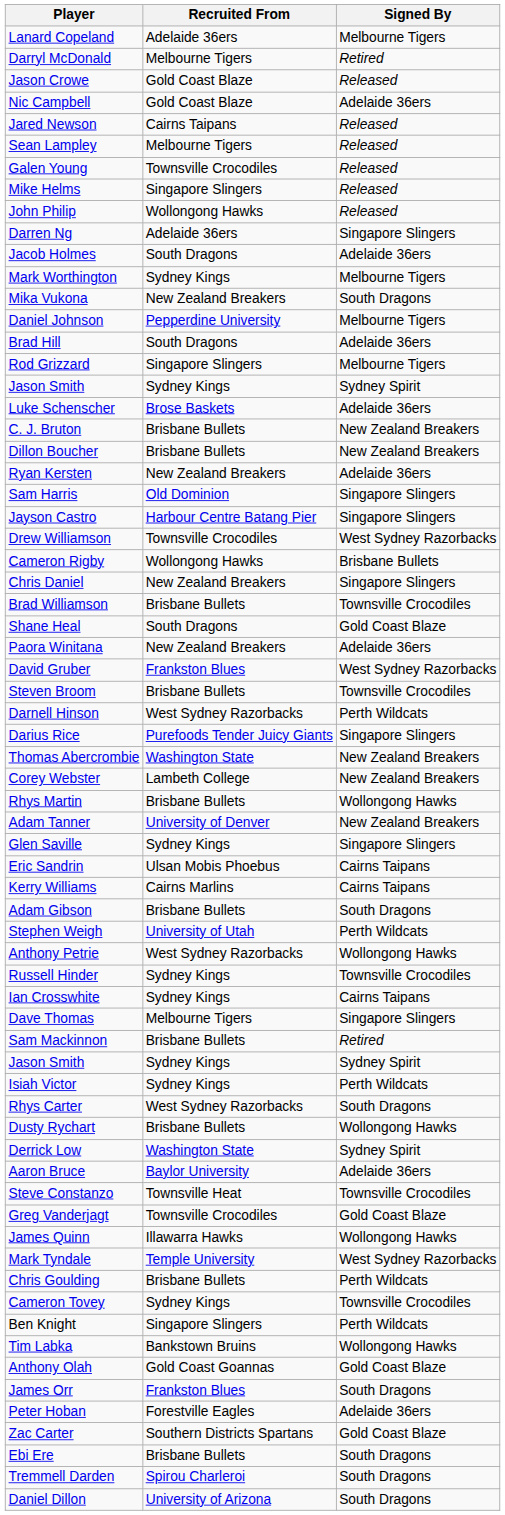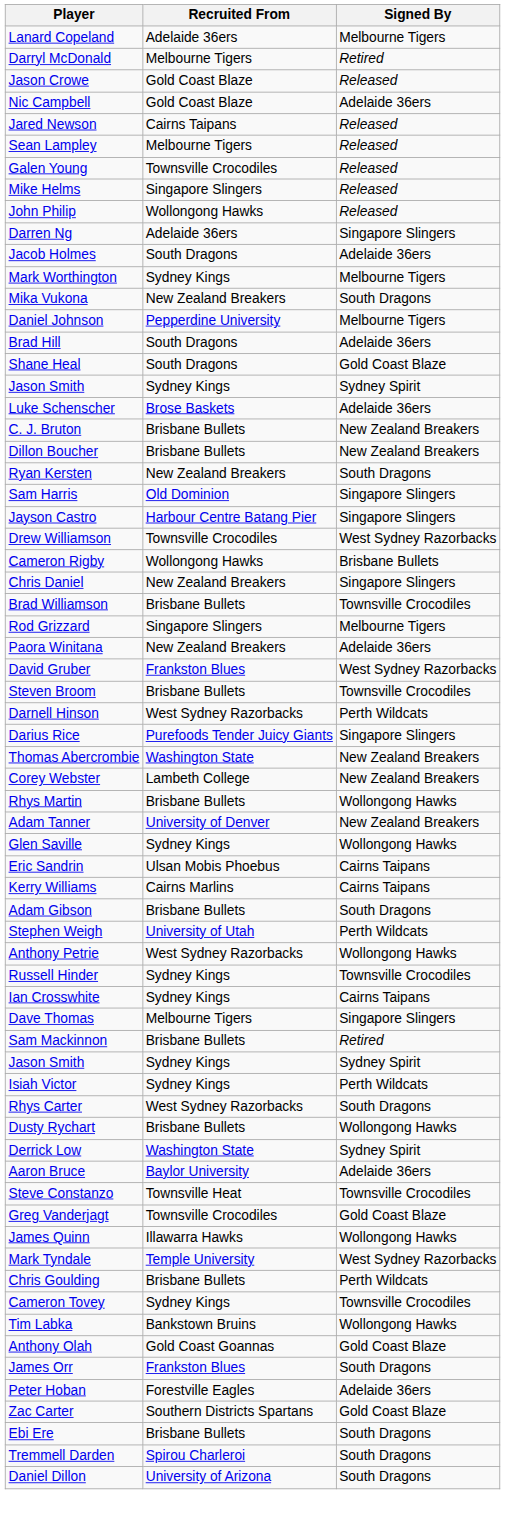rows swapped: (49, 364) <-> (45, 626)
(385, 473) Adelaide 36ers -> (385, 473) South Dragons
(397, 844) Singapore Slingers -> (398, 844) Wollongong Hawks
- row: (42, 1324)
